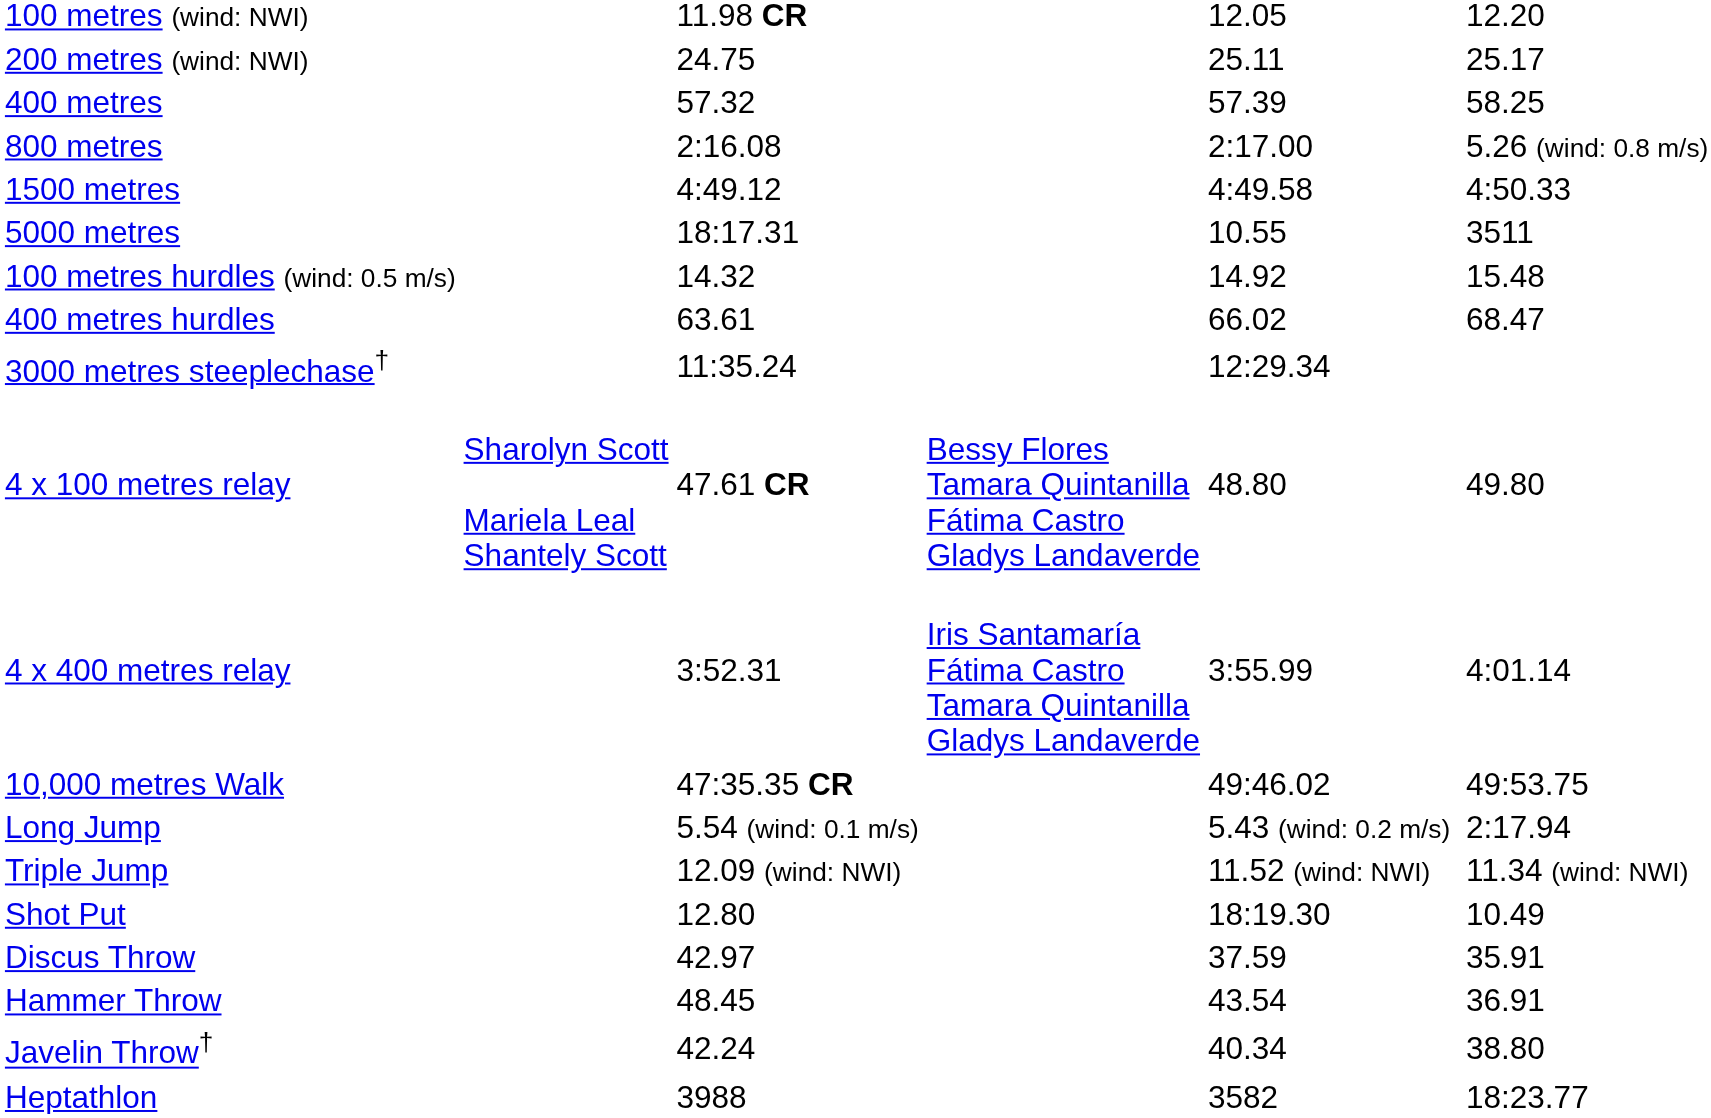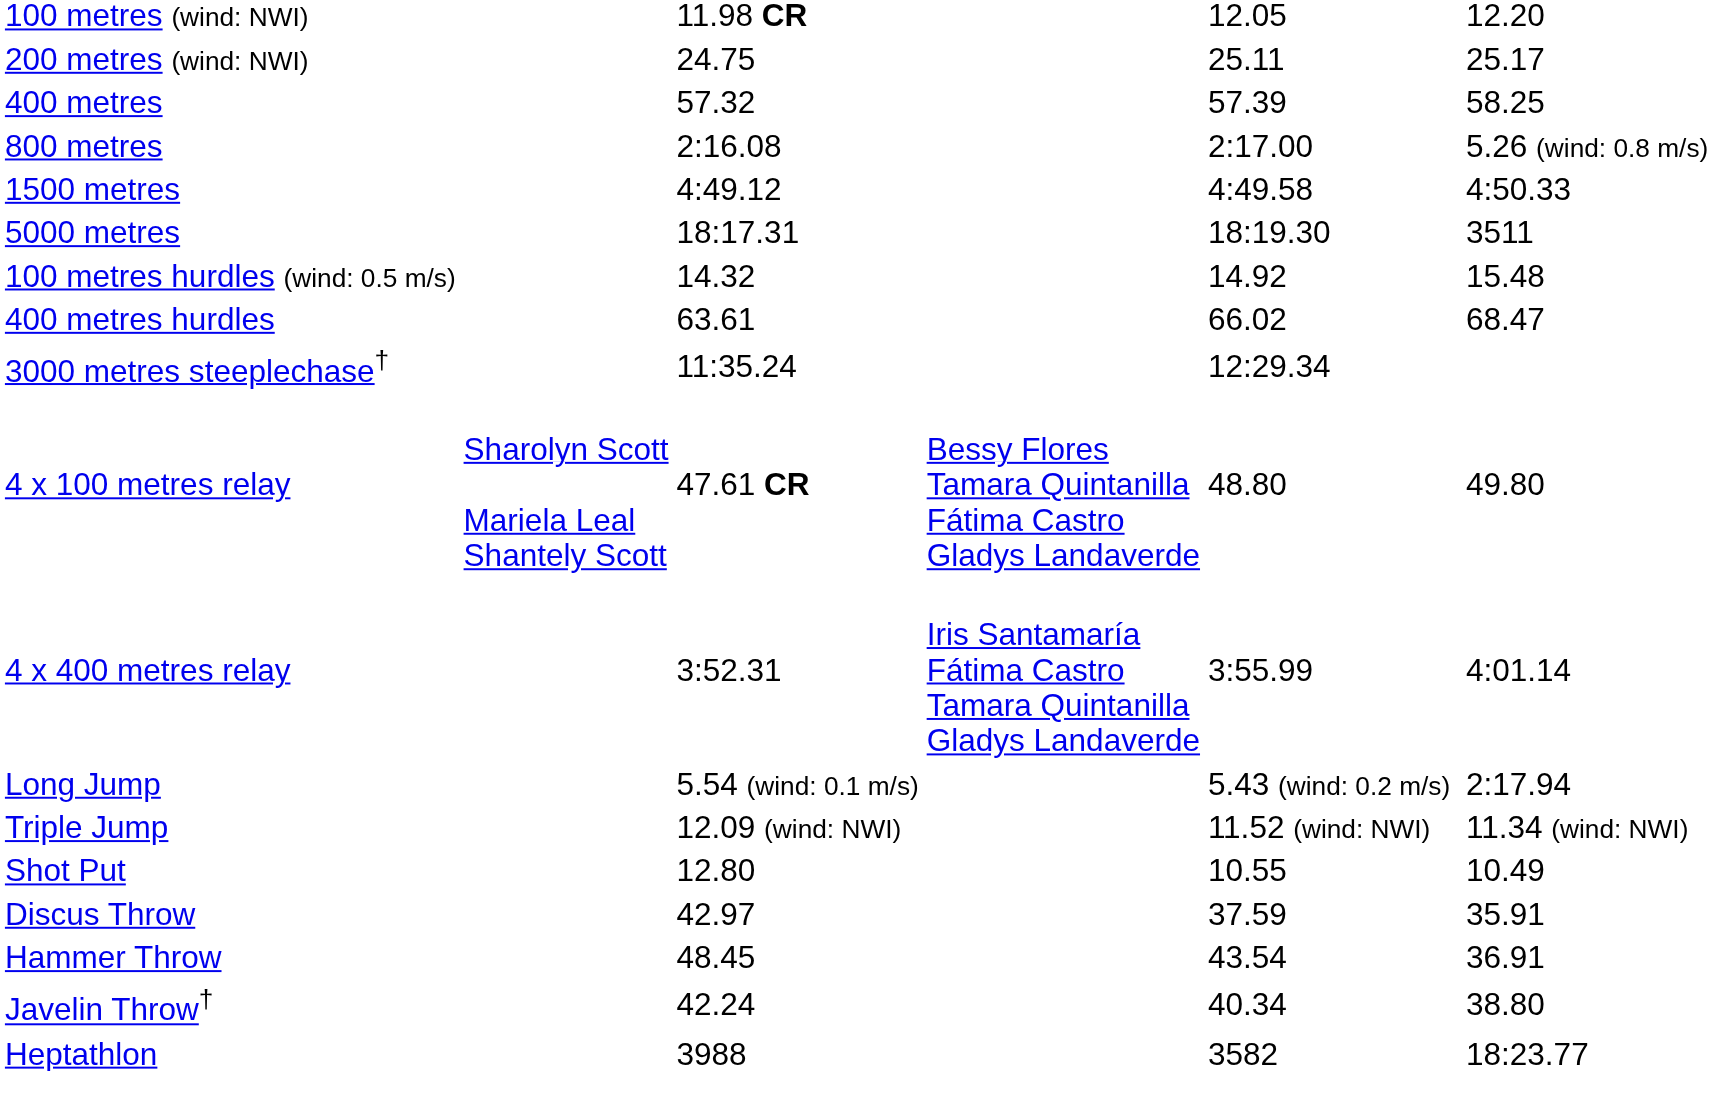(1247, 232) 10.55 -> (1269, 232) 18:19.30
- row: (144, 785)
(1269, 915) 18:19.30 -> (1247, 871) 10.55
